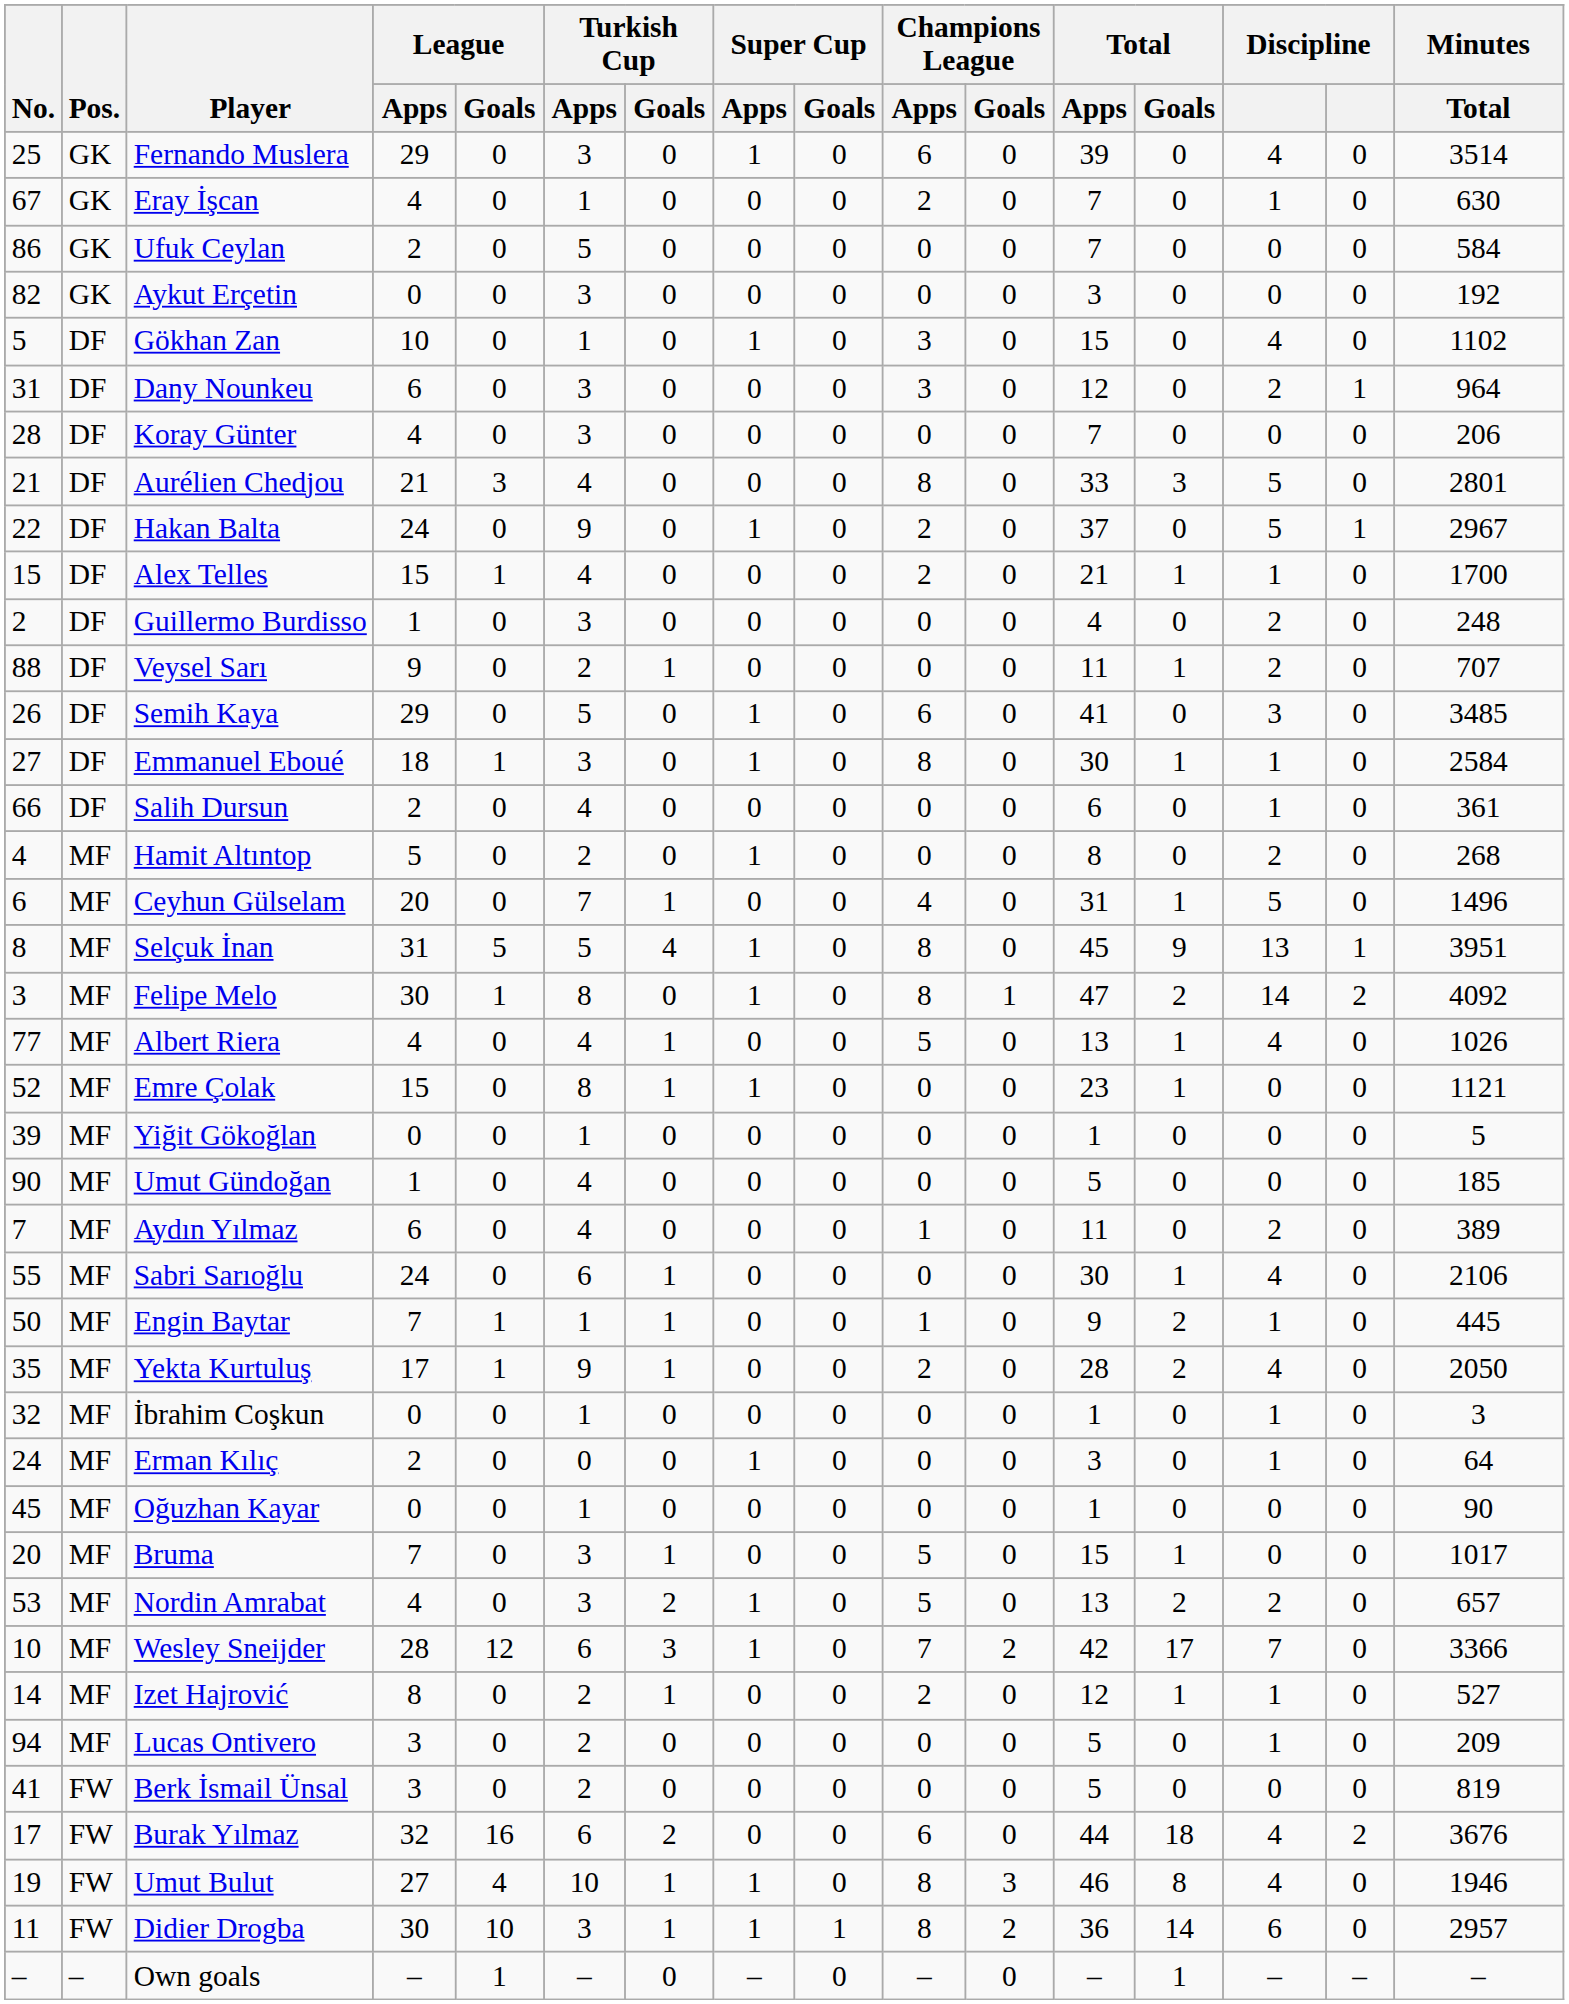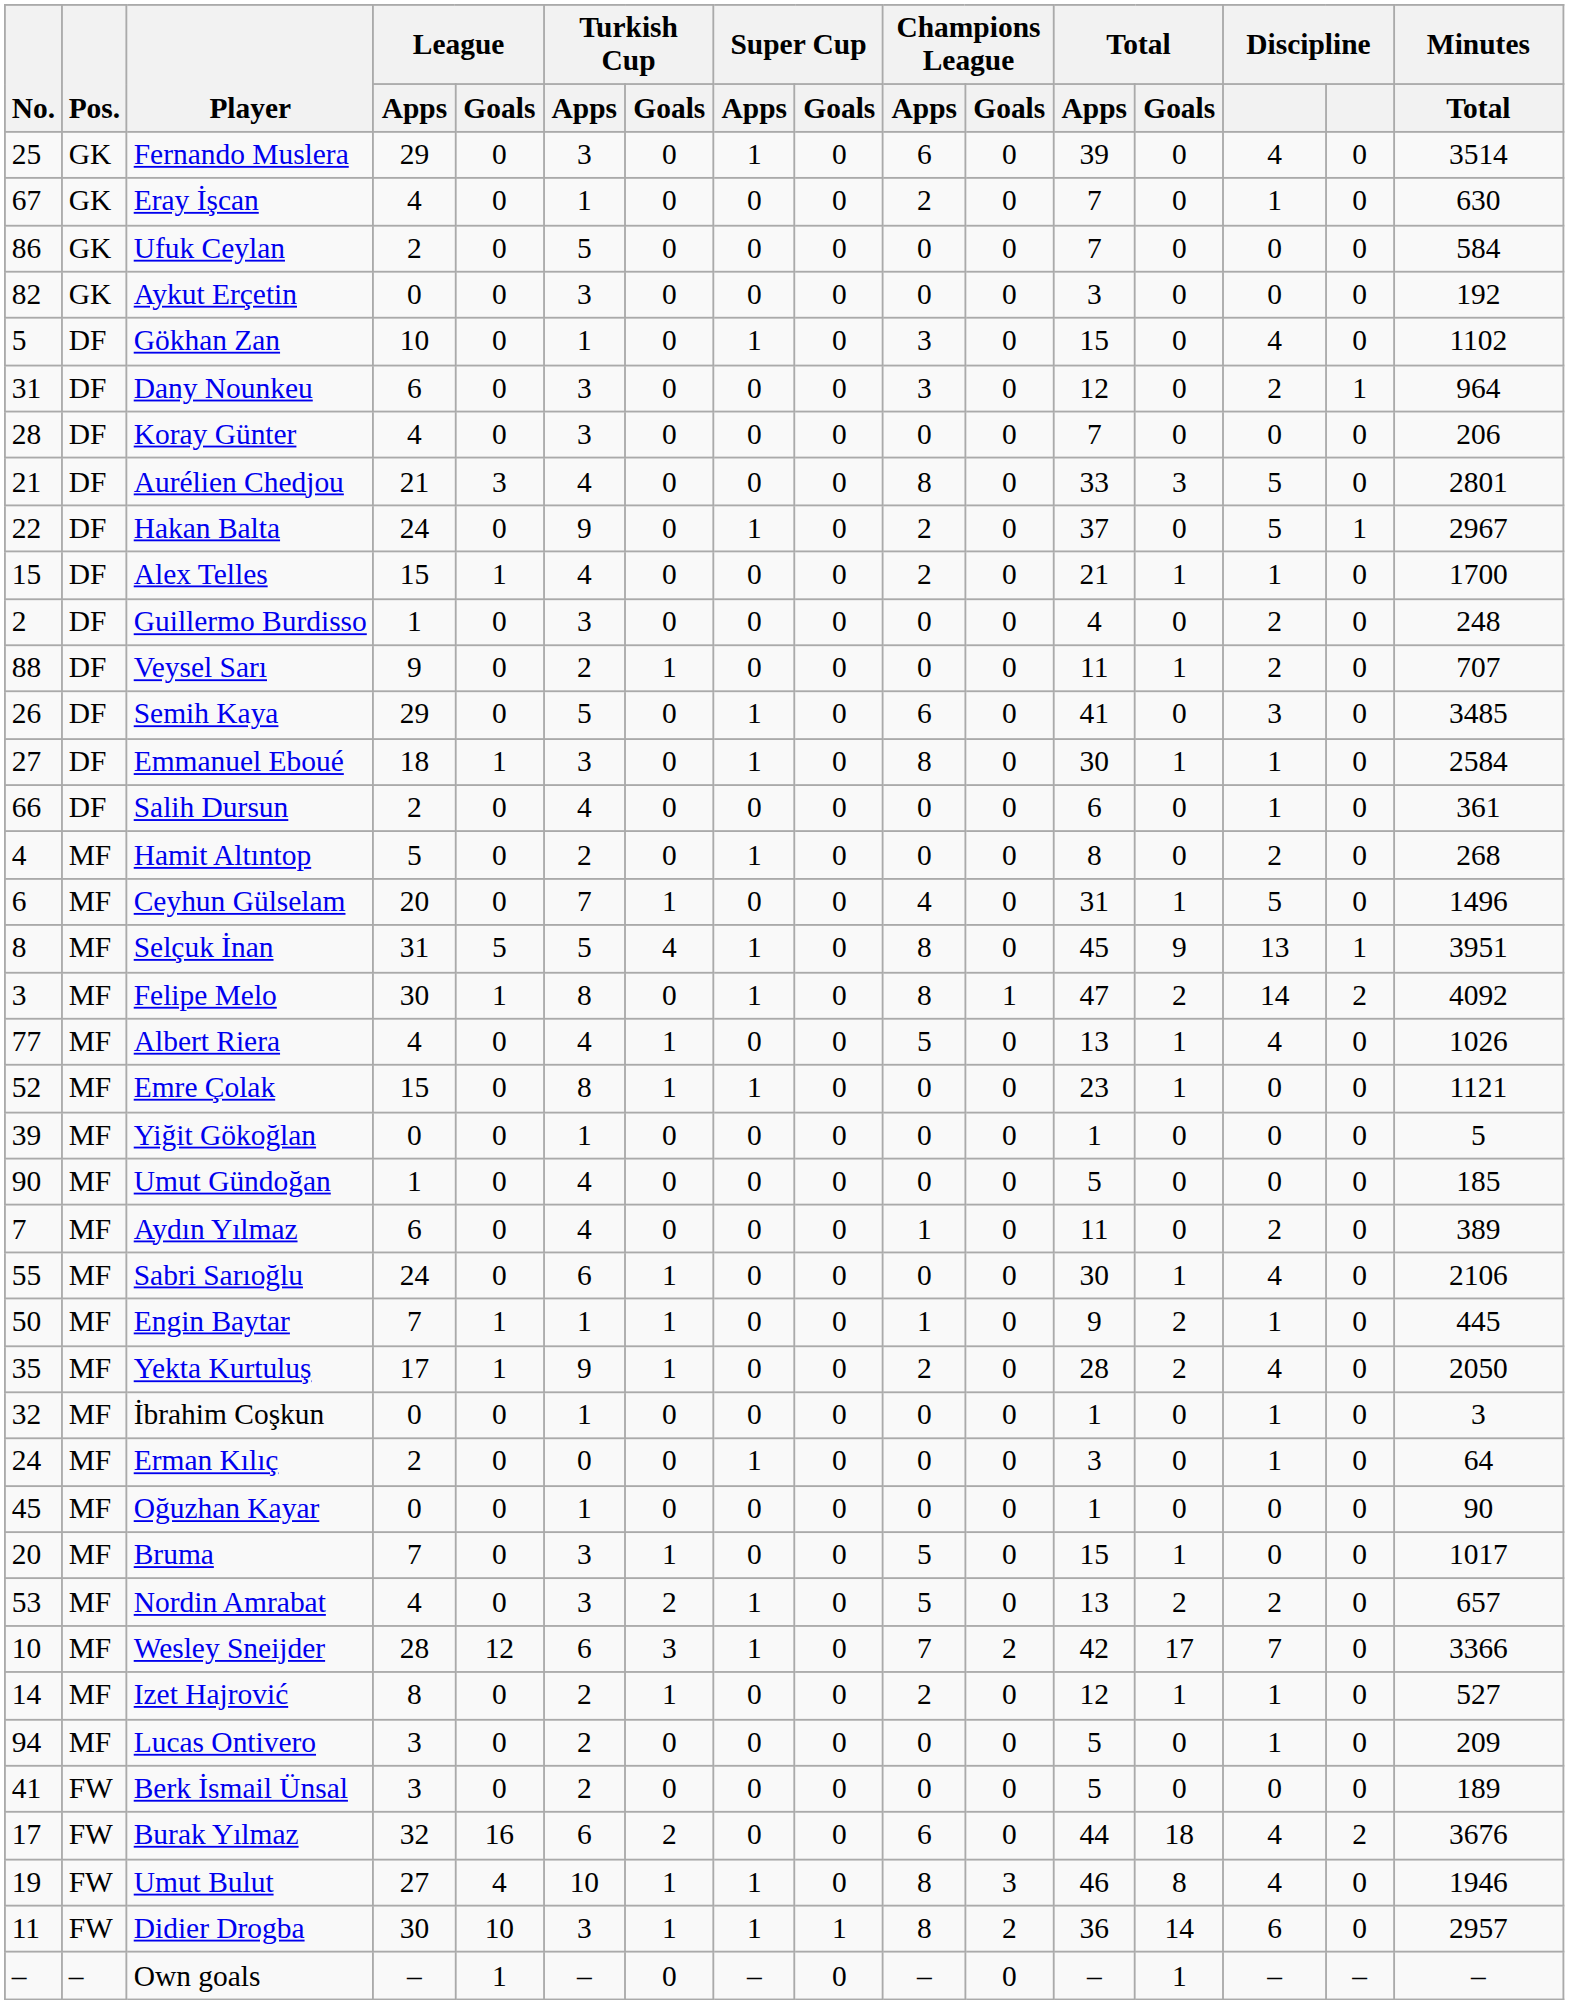(1478, 1788) 819 -> (1478, 1788) 189
